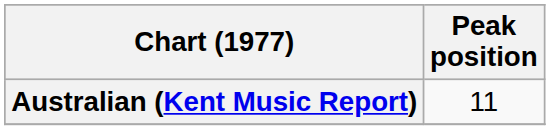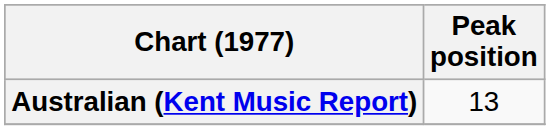(484, 101) 11 -> (484, 101) 13
